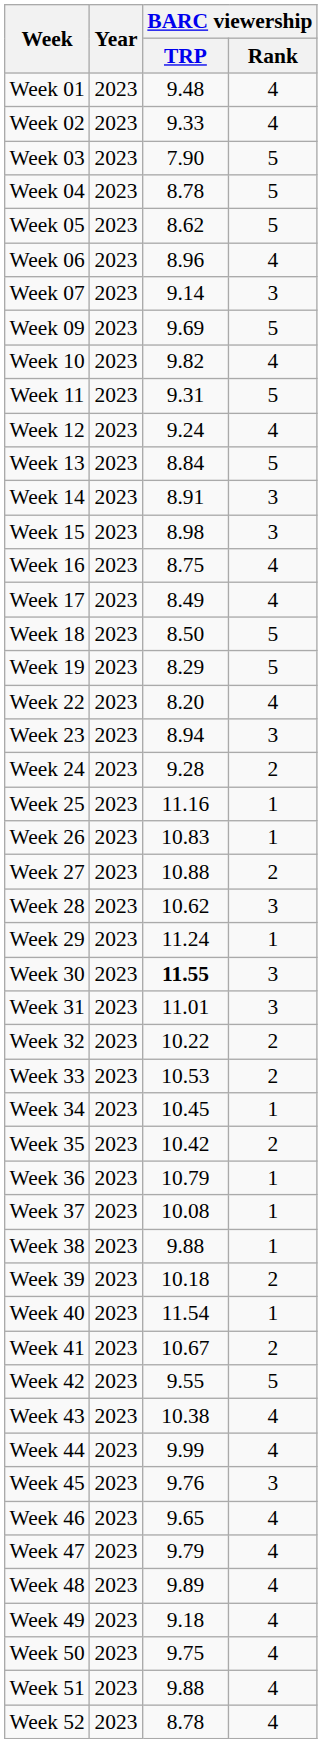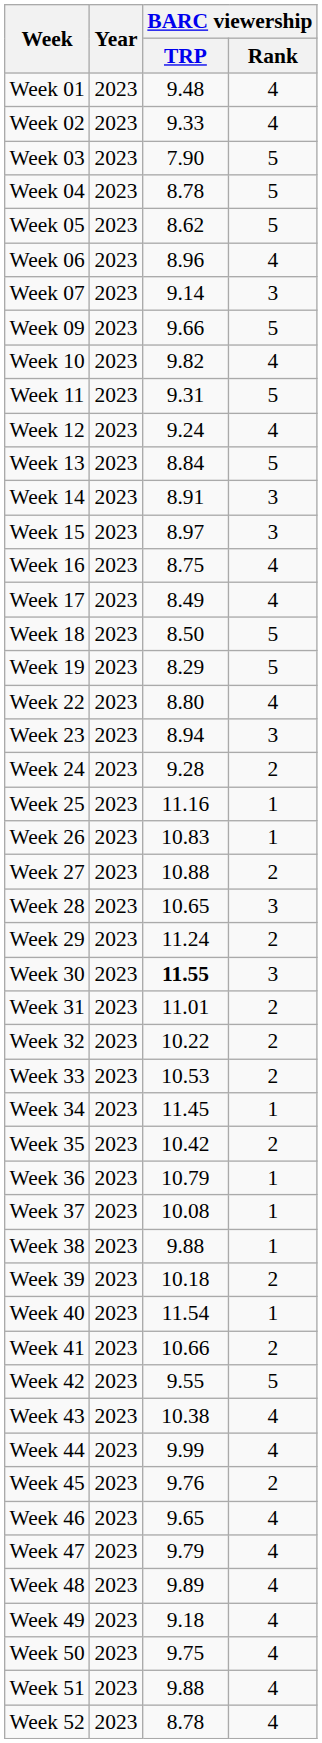(185, 327) 9.69 -> (185, 327) 9.66
(185, 531) 8.98 -> (185, 531) 8.97
(185, 701) 8.20 -> (185, 701) 8.80
(185, 905) 10.62 -> (185, 905) 10.65
(273, 939) 1 -> (273, 939) 2
(273, 1007) 3 -> (273, 1007) 2
(185, 1109) 10.45 -> (185, 1109) 11.45
(185, 1347) 10.67 -> (185, 1347) 10.66
(273, 1483) 3 -> (273, 1483) 2
